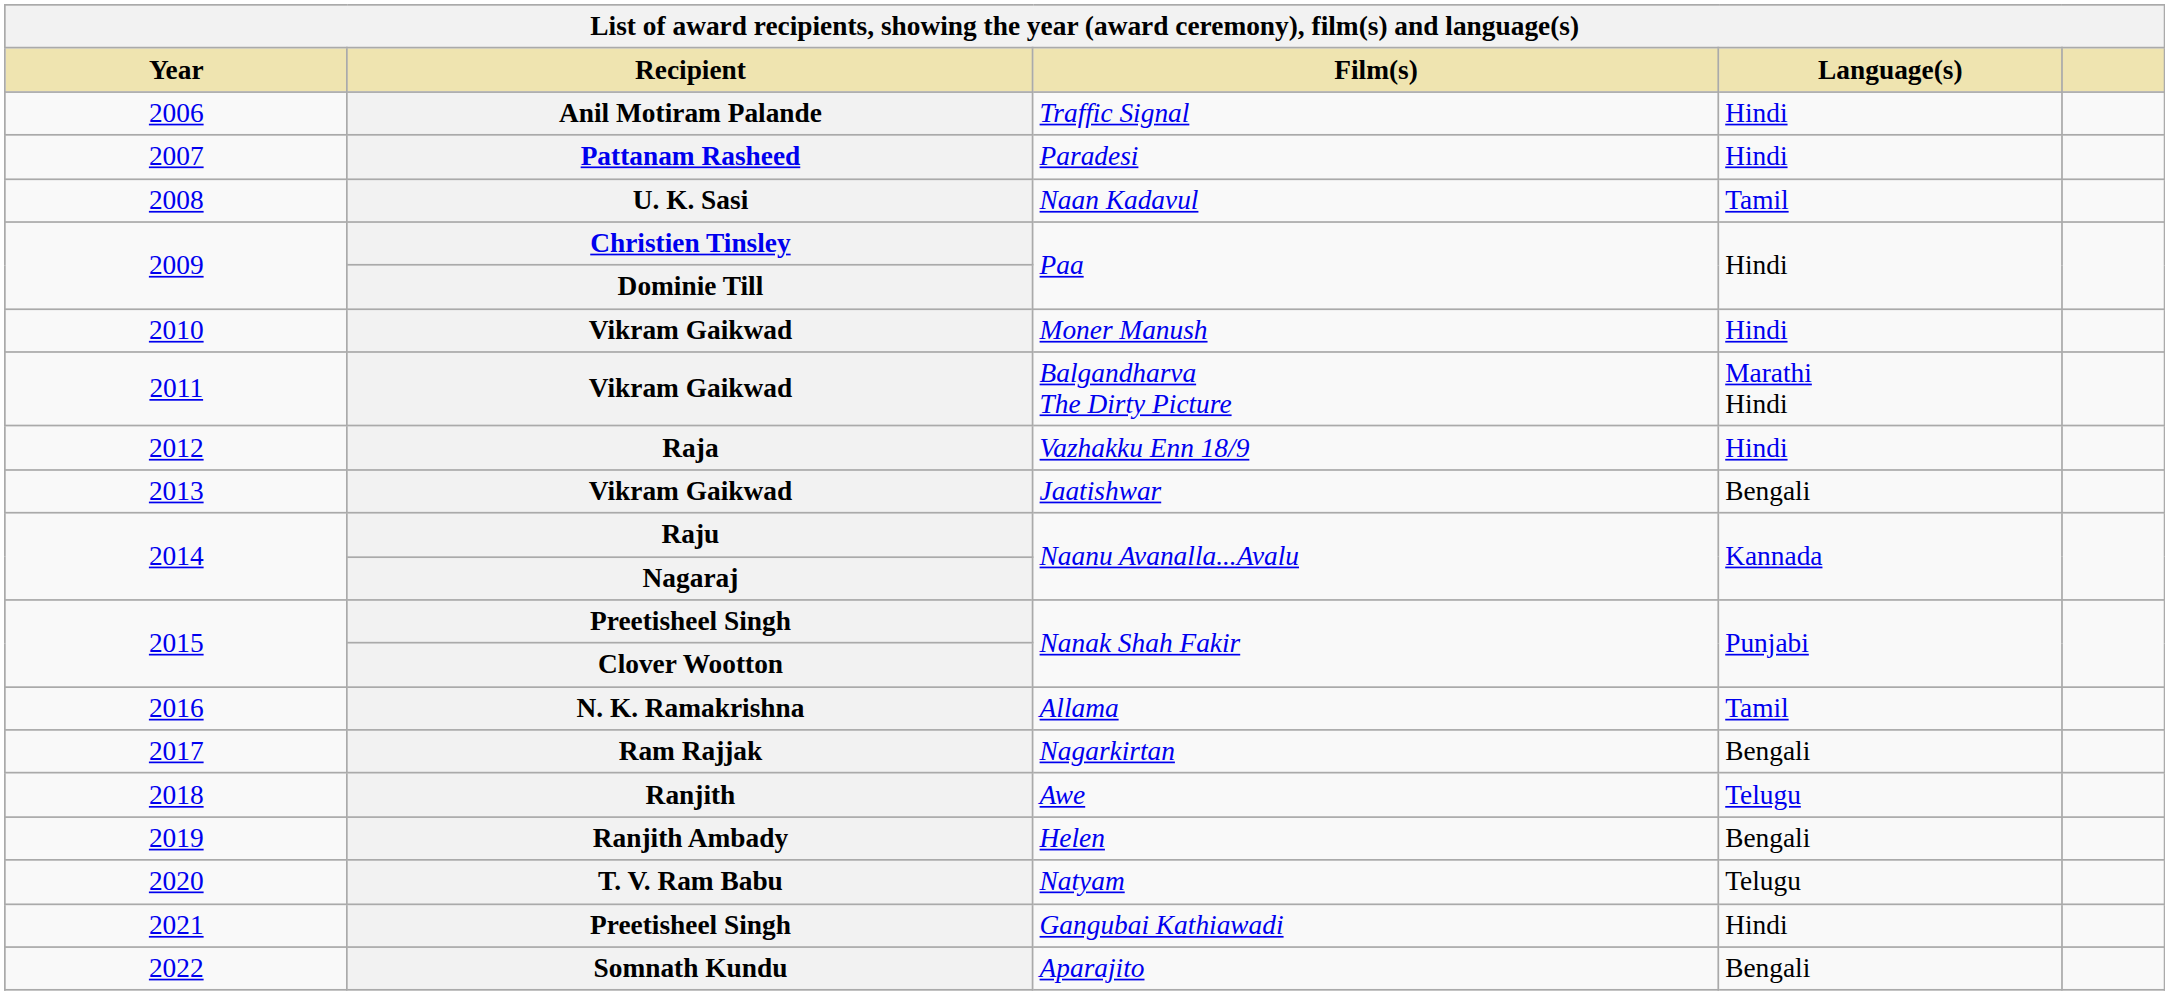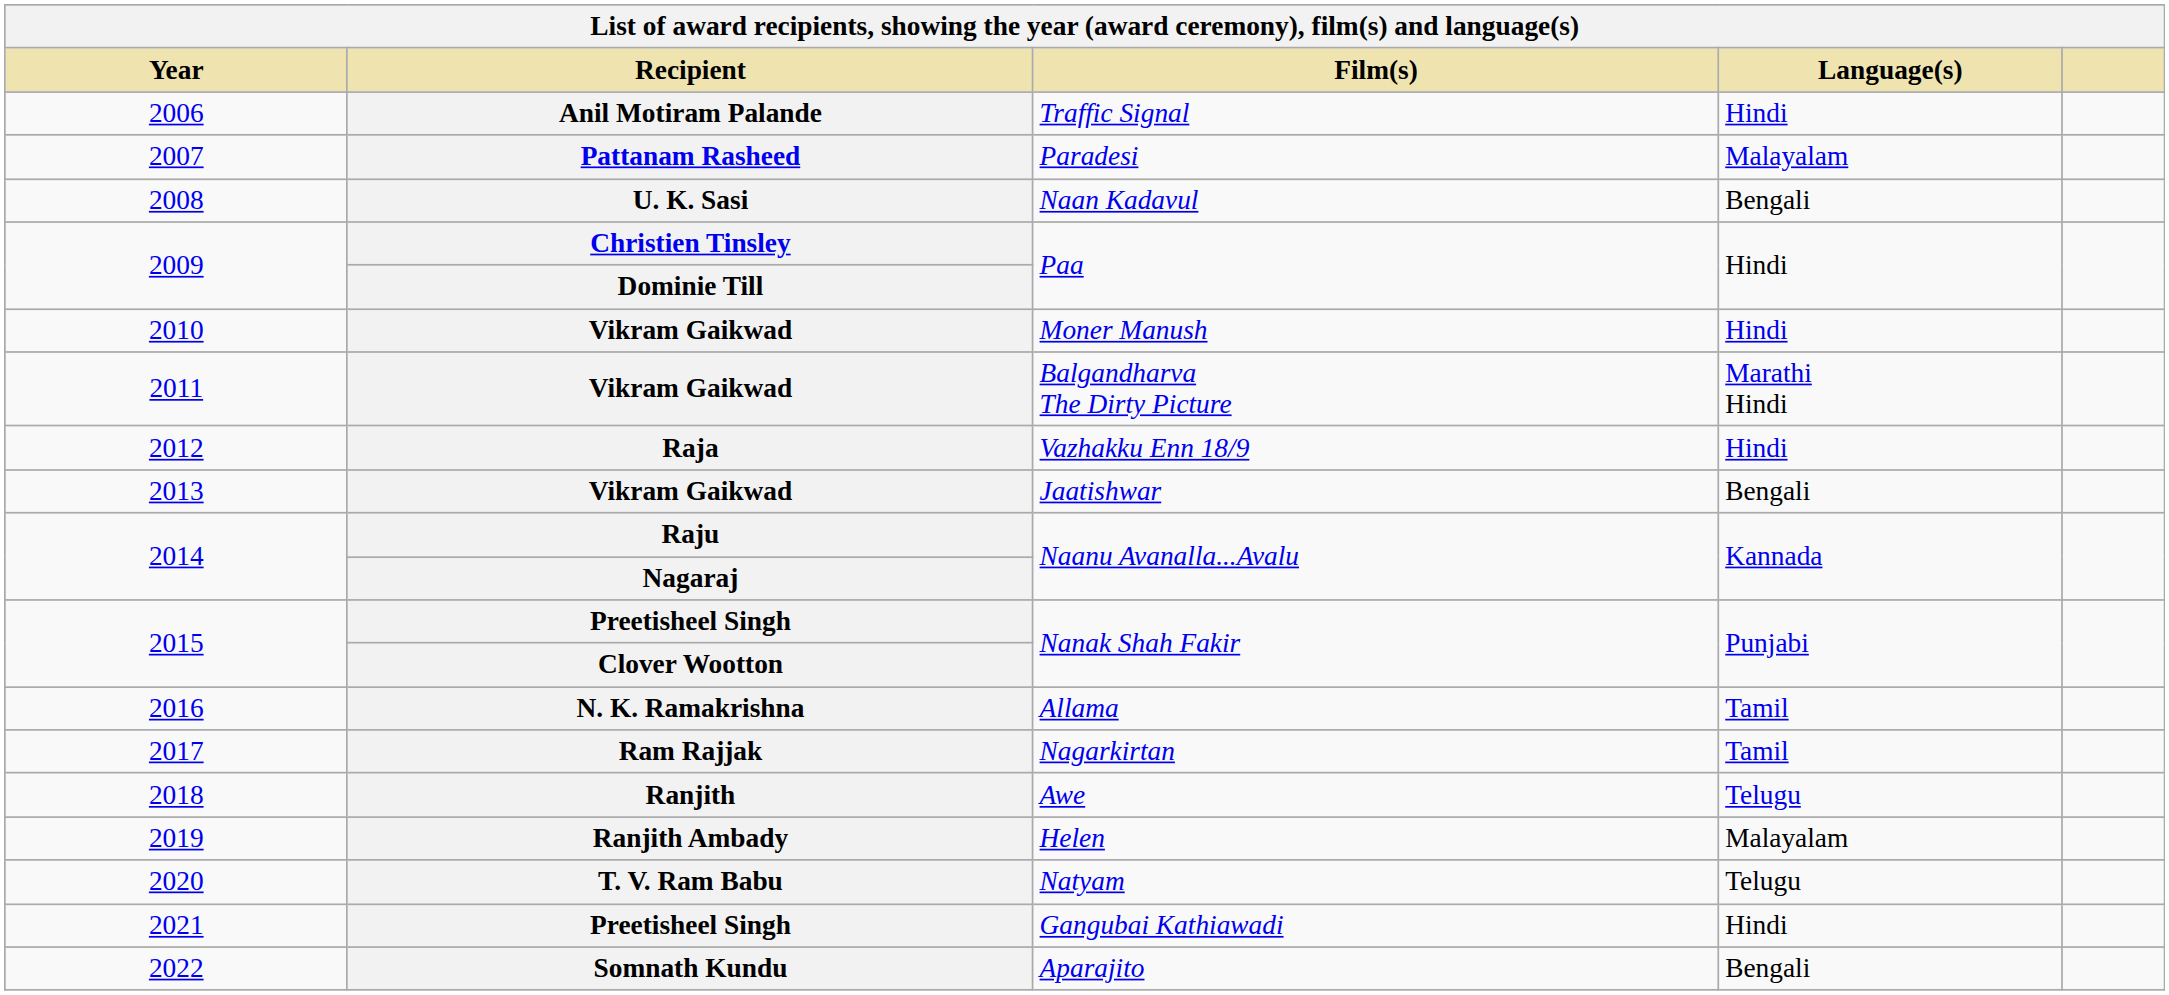(1756, 156) Hindi -> (1787, 156) Malayalam
(1757, 199) Tamil -> (1768, 199) Bengali
(1768, 751) Bengali -> (1757, 751) Tamil
(1768, 838) Bengali -> (1787, 838) Malayalam
